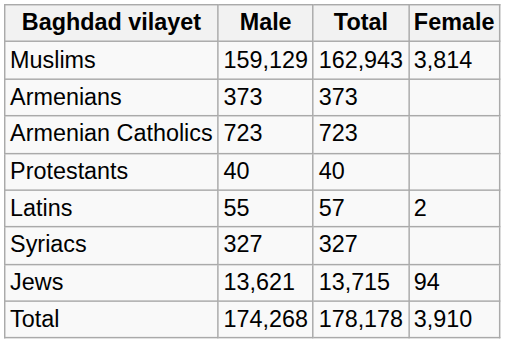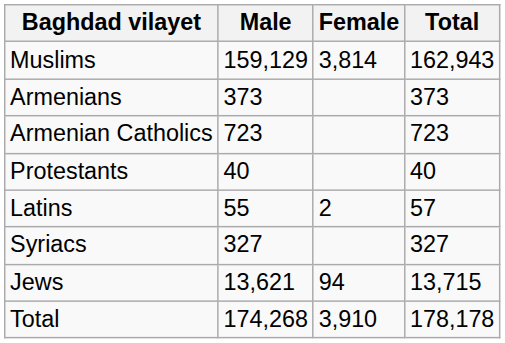columns swapped: (454, 23) <-> (361, 23)
